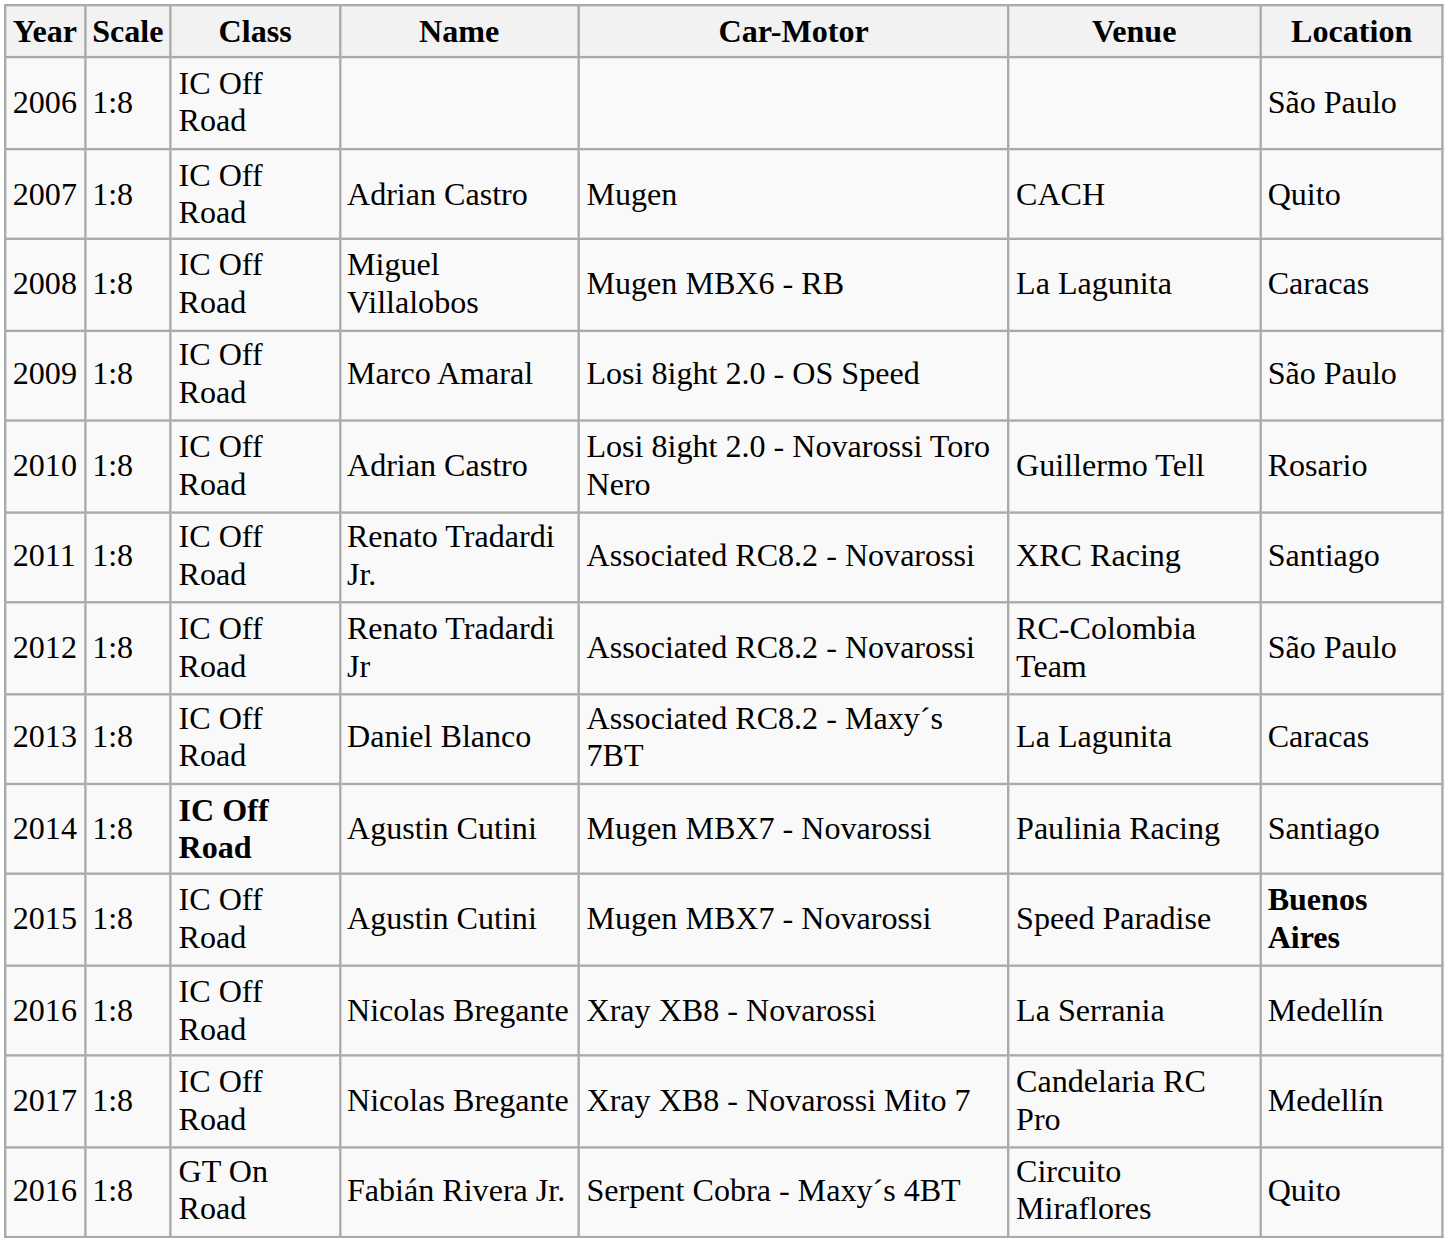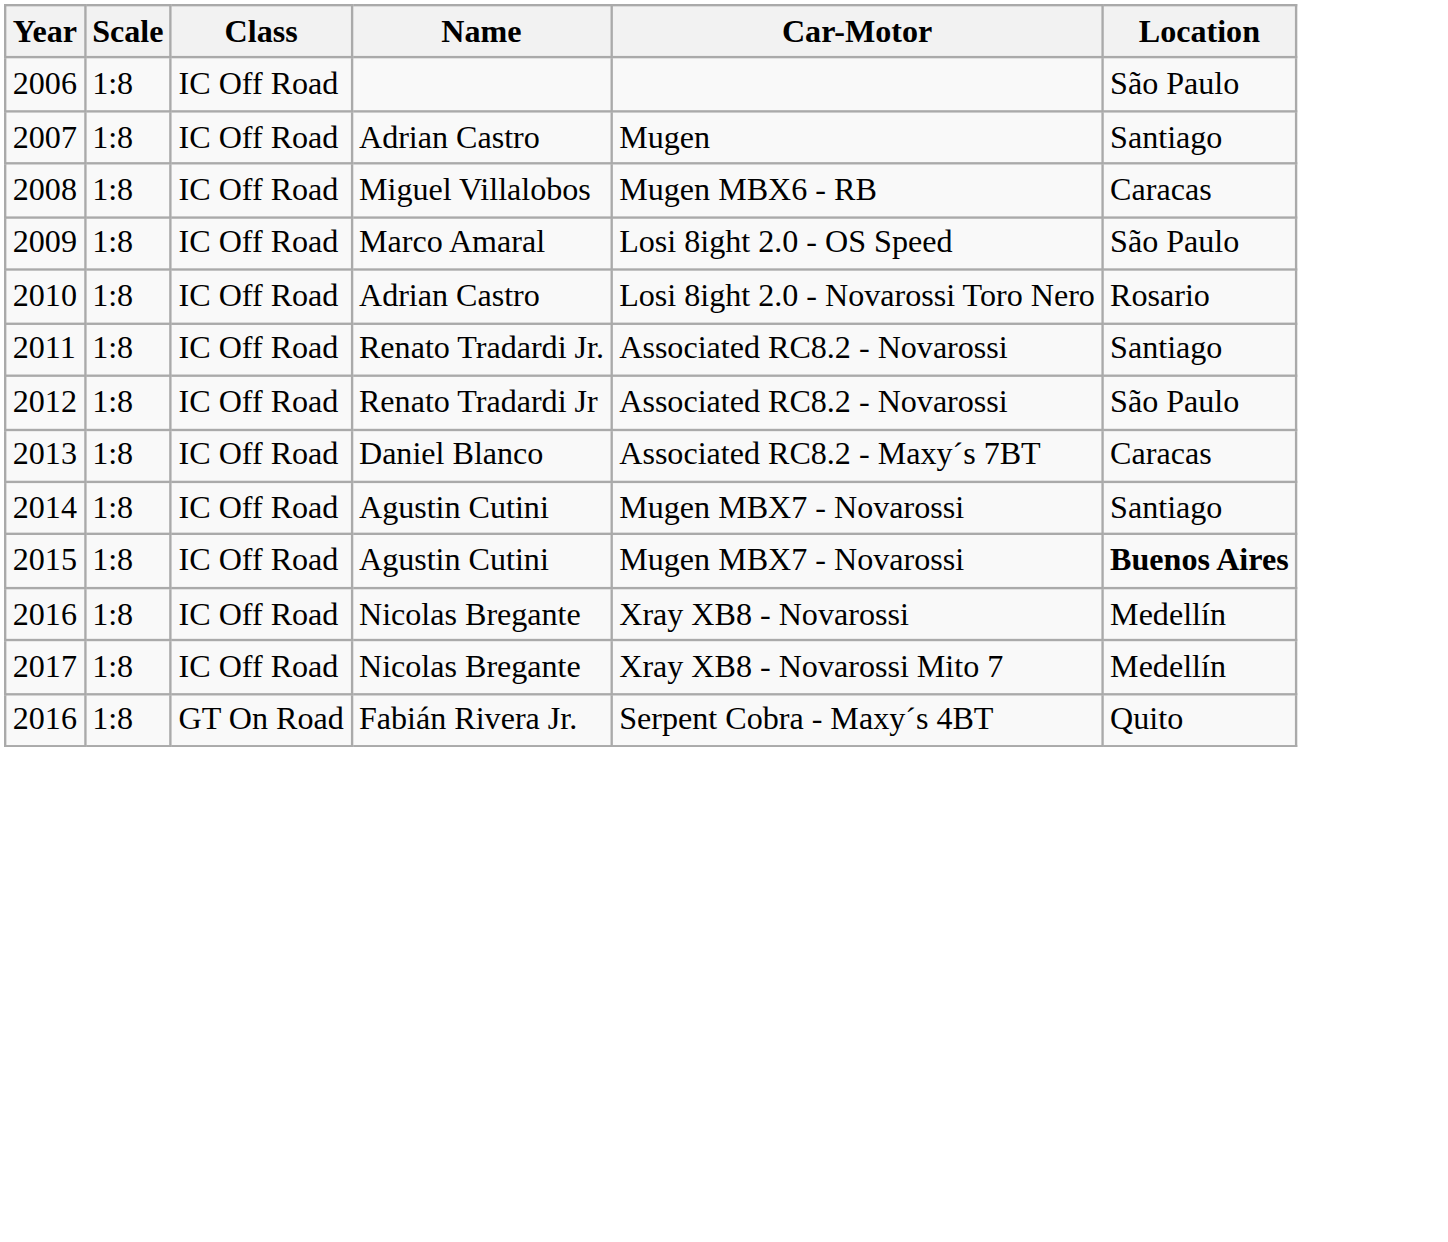- column: (1134, 30)
(1304, 193) Quito -> (1166, 136) Santiago
(224, 828) bold -> (259, 507) normal
